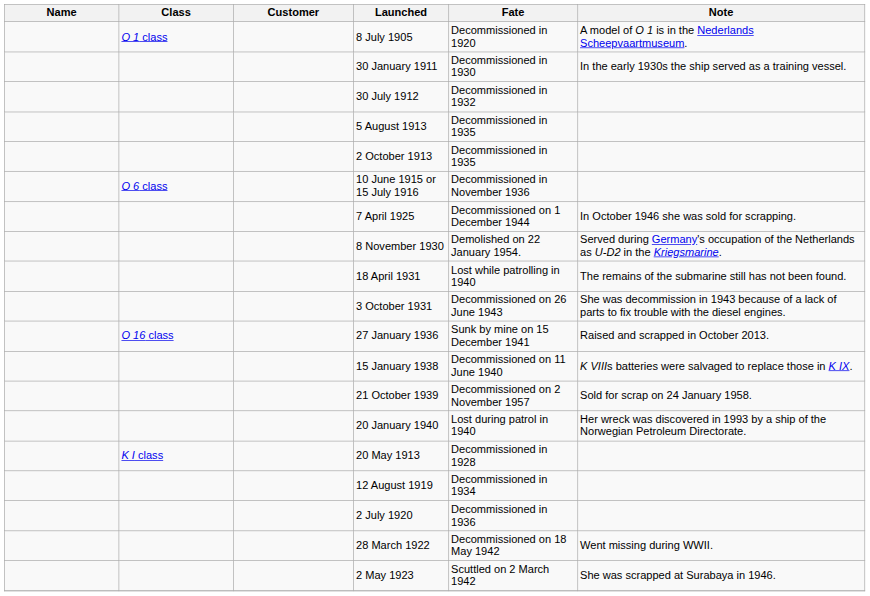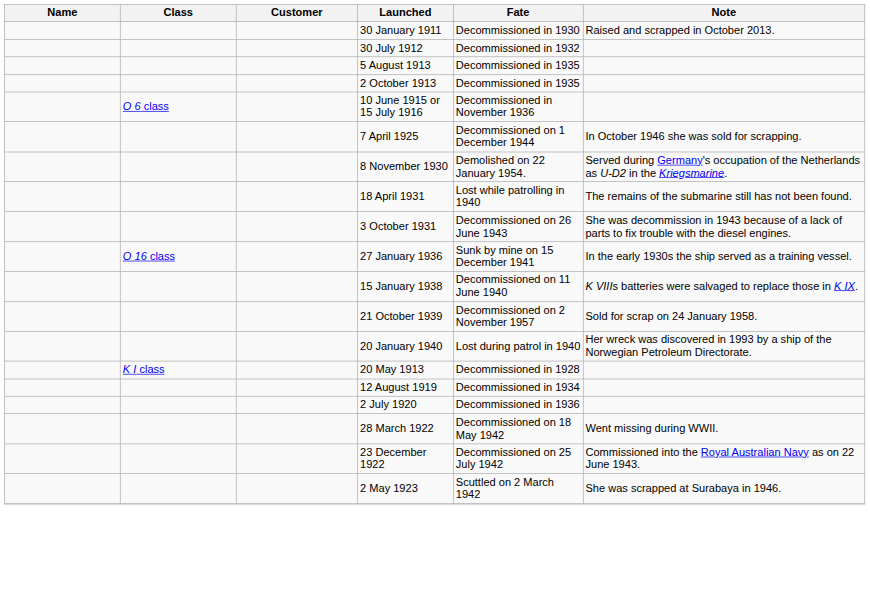- row: (384, 36)
(713, 66) In the early 1930s the ship served as a training vessel. -> (680, 30) Raised and scrapped in October 2013.
(675, 336) Raised and scrapped in October 2013. -> (719, 256) In the early 1930s the ship served as a training vessel.
+ row: (393, 458)
